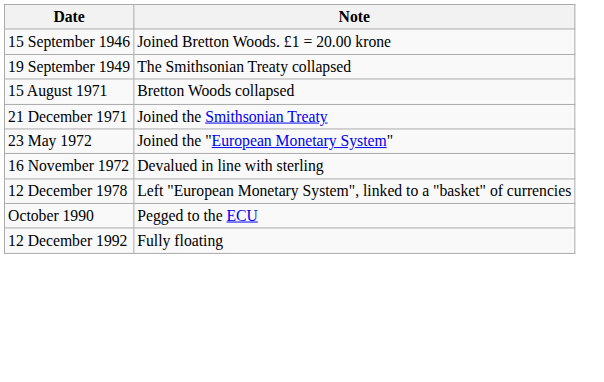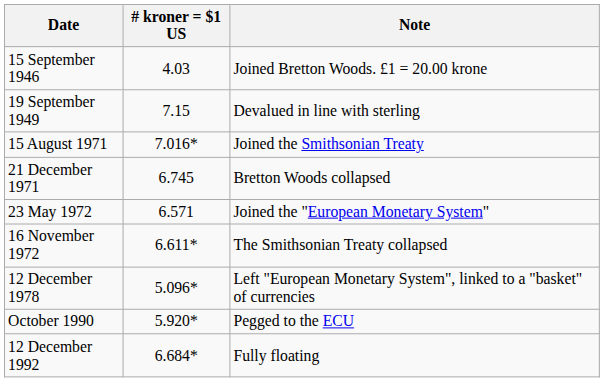+ column: (176, 25)
(244, 66) The Smithsonian Treaty collapsed -> (327, 110) Devalued in line with sterling
(216, 91) Bretton Woods collapsed -> (329, 144) Joined the Smithsonian Treaty
(232, 116) Joined the Smithsonian Treaty -> (312, 178) Bretton Woods collapsed
(230, 166) Devalued in line with sterling -> (340, 245) The Smithsonian Treaty collapsed
